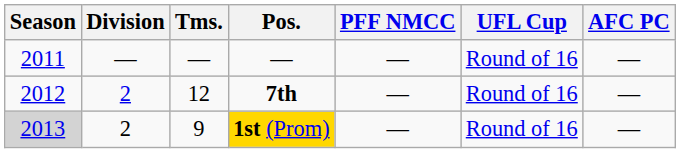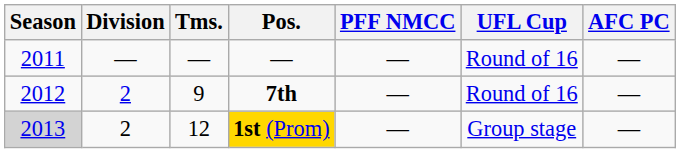(199, 93) 12 -> (199, 93) 9
(199, 128) 9 -> (199, 128) 12
(522, 128) Round of 16 -> (522, 128) Group stage
